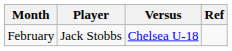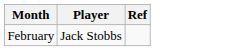- column: (163, 14)
